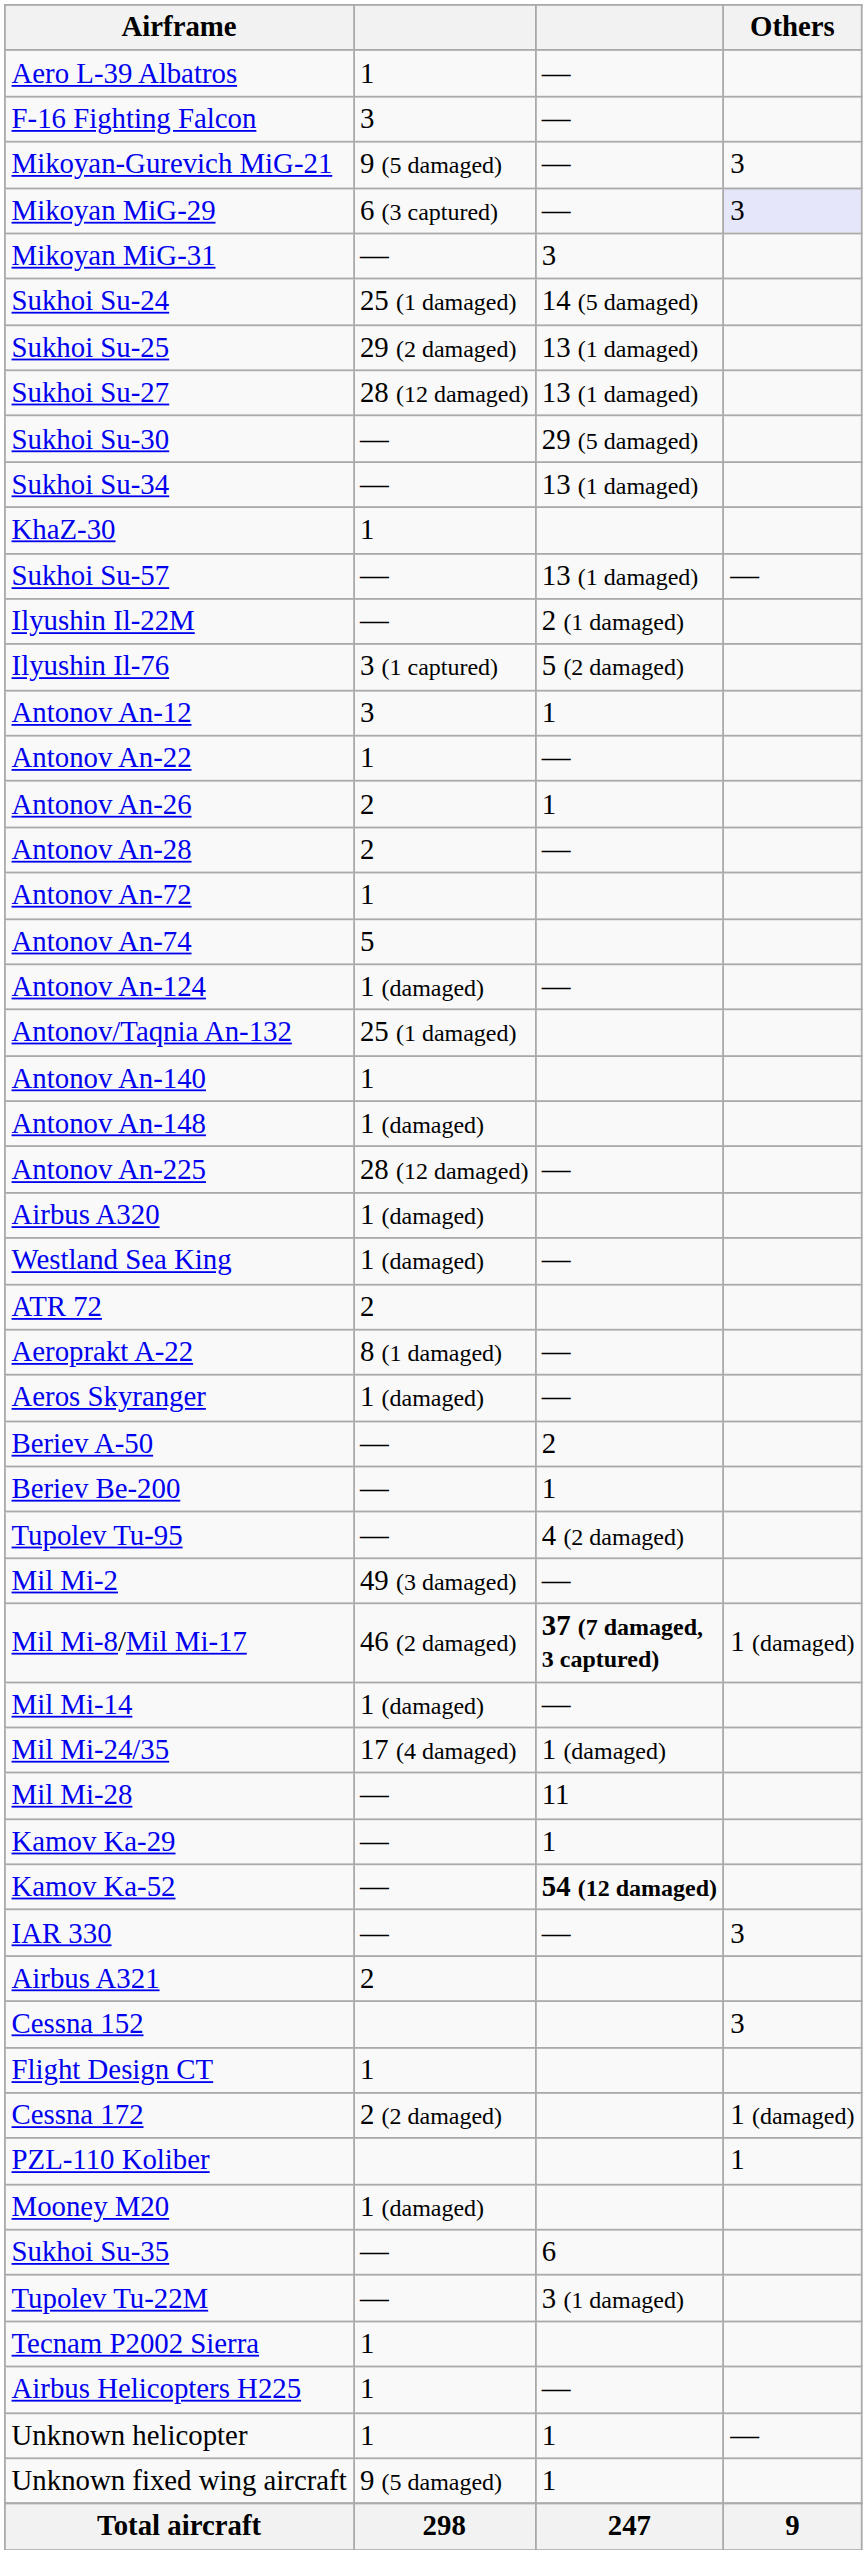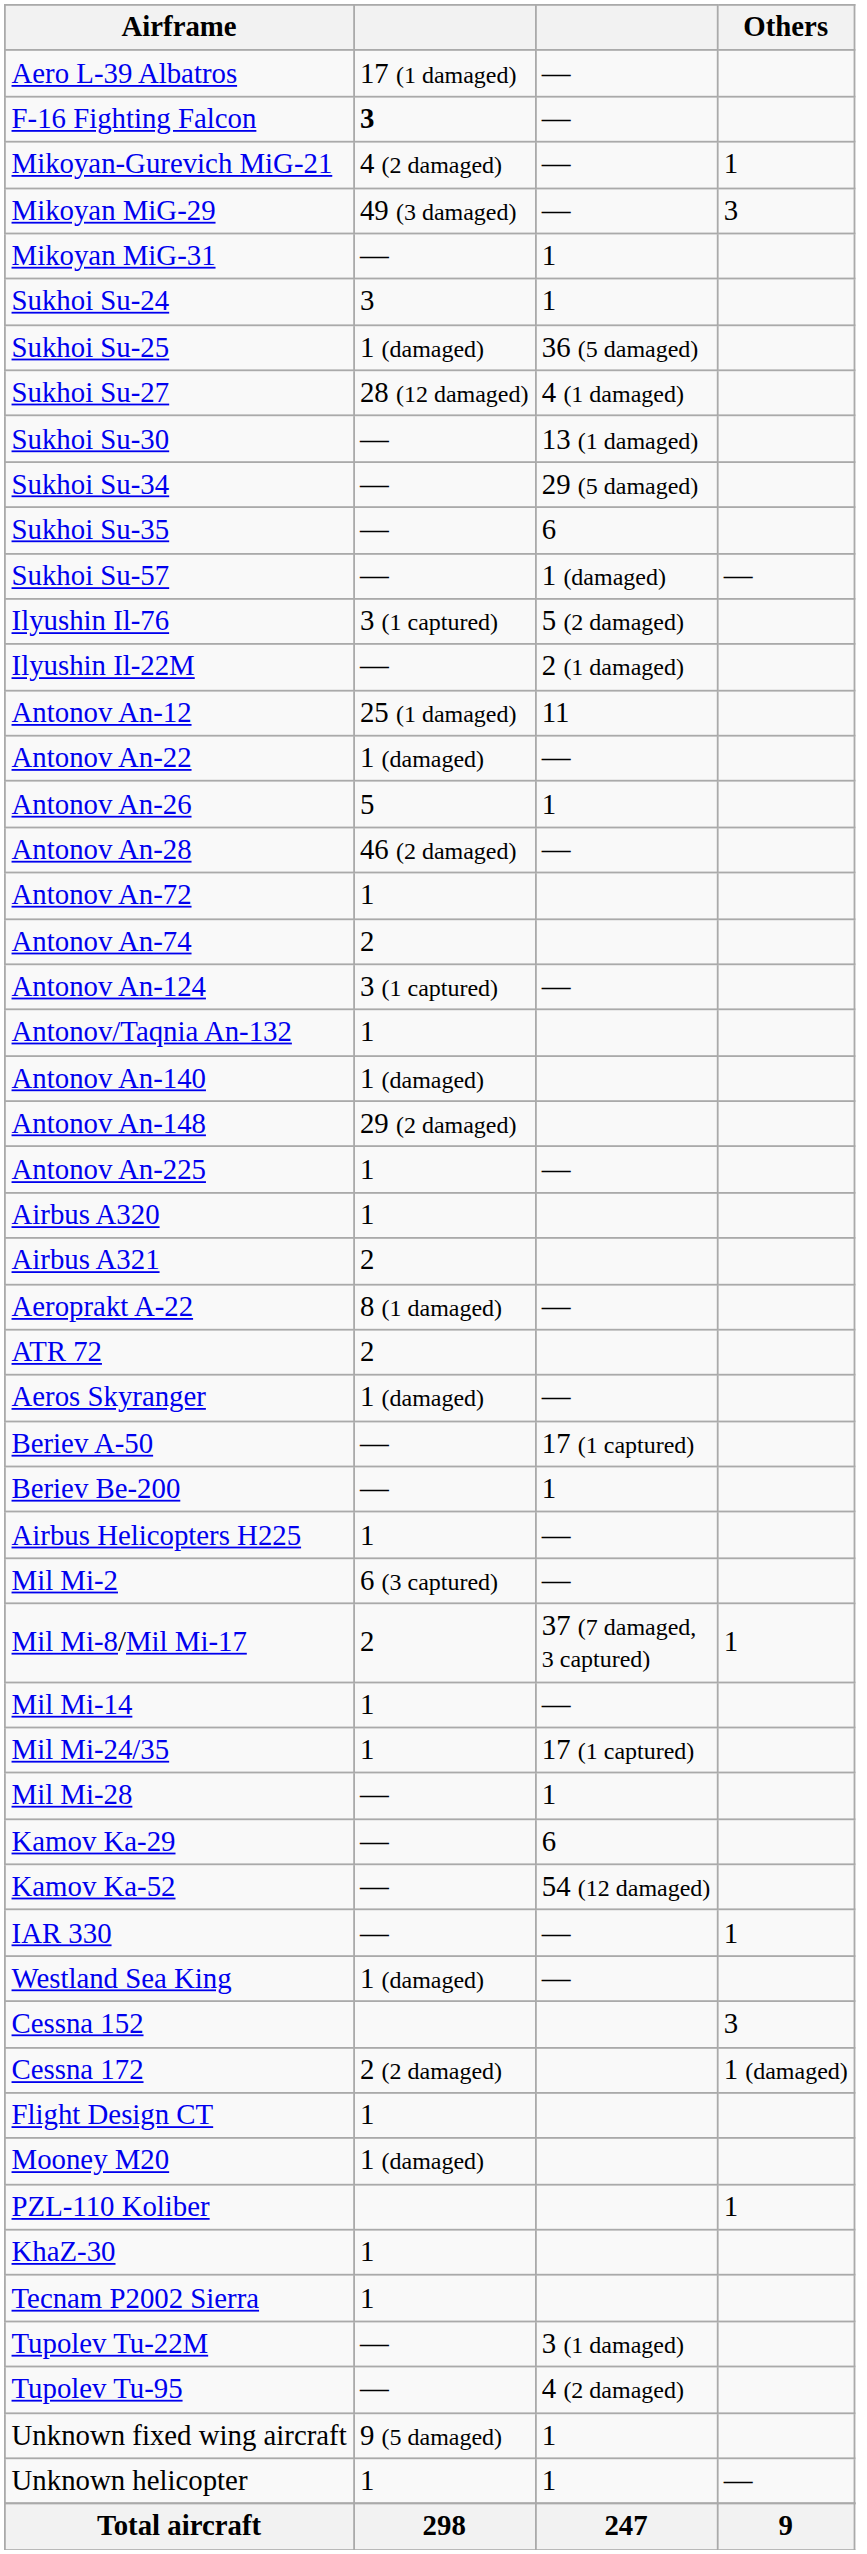(367, 73) 1 -> (438, 73) 17 (1 damaged)
(367, 118) normal -> (367, 118) bold
(431, 164) 9 (5 damaged) -> (431, 164) 4 (2 damaged)
(738, 164) 3 -> (731, 164) 1
(429, 210) 6 (3 captured) -> (438, 210) 49 (3 damaged)
(738, 210) lavender background -> (731, 210) no background
(549, 255) 3 -> (549, 255) 1
(438, 301) 25 (1 damaged) -> (367, 301) 3
(620, 301) 14 (5 damaged) -> (549, 301) 1
(438, 347) 29 (2 damaged) -> (422, 347) 1 (damaged)
(620, 347) 13 (1 damaged) -> (620, 347) 36 (5 damaged)
(620, 392) 13 (1 damaged) -> (613, 392) 4 (1 damaged)
(620, 438) 29 (5 damaged) -> (620, 438) 13 (1 damaged)
(620, 484) 13 (1 damaged) -> (620, 484) 29 (5 damaged)
rows swapped: (90, 2252) <-> (64, 529)
(620, 575) 13 (1 damaged) -> (604, 575) 1 (damaged)
rows swapped: (103, 621) <-> (90, 666)
(367, 712) 3 -> (438, 712) 25 (1 damaged)
(549, 712) 1 -> (556, 712) 11
(367, 758) 1 -> (422, 758) 1 (damaged)
(367, 803) 2 -> (367, 803) 5
(367, 849) 2 -> (438, 849) 46 (2 damaged)
(367, 940) 5 -> (367, 940) 2
(422, 986) 1 (damaged) -> (429, 986) 3 (1 captured)
(438, 1032) 25 (1 damaged) -> (367, 1032) 1
(367, 1077) 1 -> (422, 1077) 1 (damaged)
(422, 1123) 1 (damaged) -> (438, 1123) 29 (2 damaged)
(444, 1169) 28 (12 damaged) -> (367, 1169) 1
(422, 1214) 1 (damaged) -> (367, 1214) 1
rows swapped: (86, 1978) <-> (122, 1260)
rows swapped: (57, 1306) <-> (102, 1351)
(549, 1443) 2 -> (618, 1443) 17 (1 captured)
rows swapped: (156, 2389) <-> (97, 1534)
(438, 1580) 49 (3 damaged) -> (429, 1580) 6 (3 captured)
(438, 1642) 46 (2 damaged) -> (367, 1642) 2
(622, 1642) bold -> (619, 1642) normal
(792, 1642) 1 (damaged) -> (731, 1642) 1
(422, 1704) 1 (damaged) -> (367, 1704) 1
(438, 1749) 17 (4 damaged) -> (367, 1749) 1
(604, 1749) 1 (damaged) -> (618, 1749) 17 (1 captured)
(556, 1795) 11 -> (549, 1795) 1
(549, 1841) 1 -> (549, 1841) 6
(629, 1886) bold -> (626, 1886) normal
(738, 1932) 3 -> (731, 1932) 1
rows swapped: (78, 2115) <-> (112, 2069)
rows swapped: (90, 2206) <-> (111, 2160)
rows swapped: (135, 2343) <-> (110, 2297)
rows swapped: (130, 2434) <-> (179, 2480)
